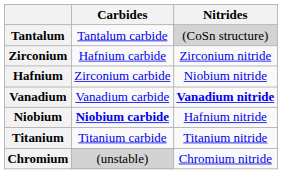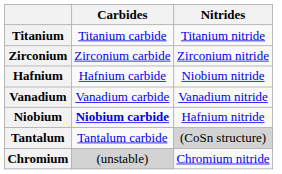rows swapped: (38, 138) <-> (38, 35)
(122, 55) Hafnium carbide -> (122, 55) Zirconium carbide
(122, 76) Zirconium carbide -> (122, 76) Hafnium carbide
(225, 96) bold -> (223, 96) normal
